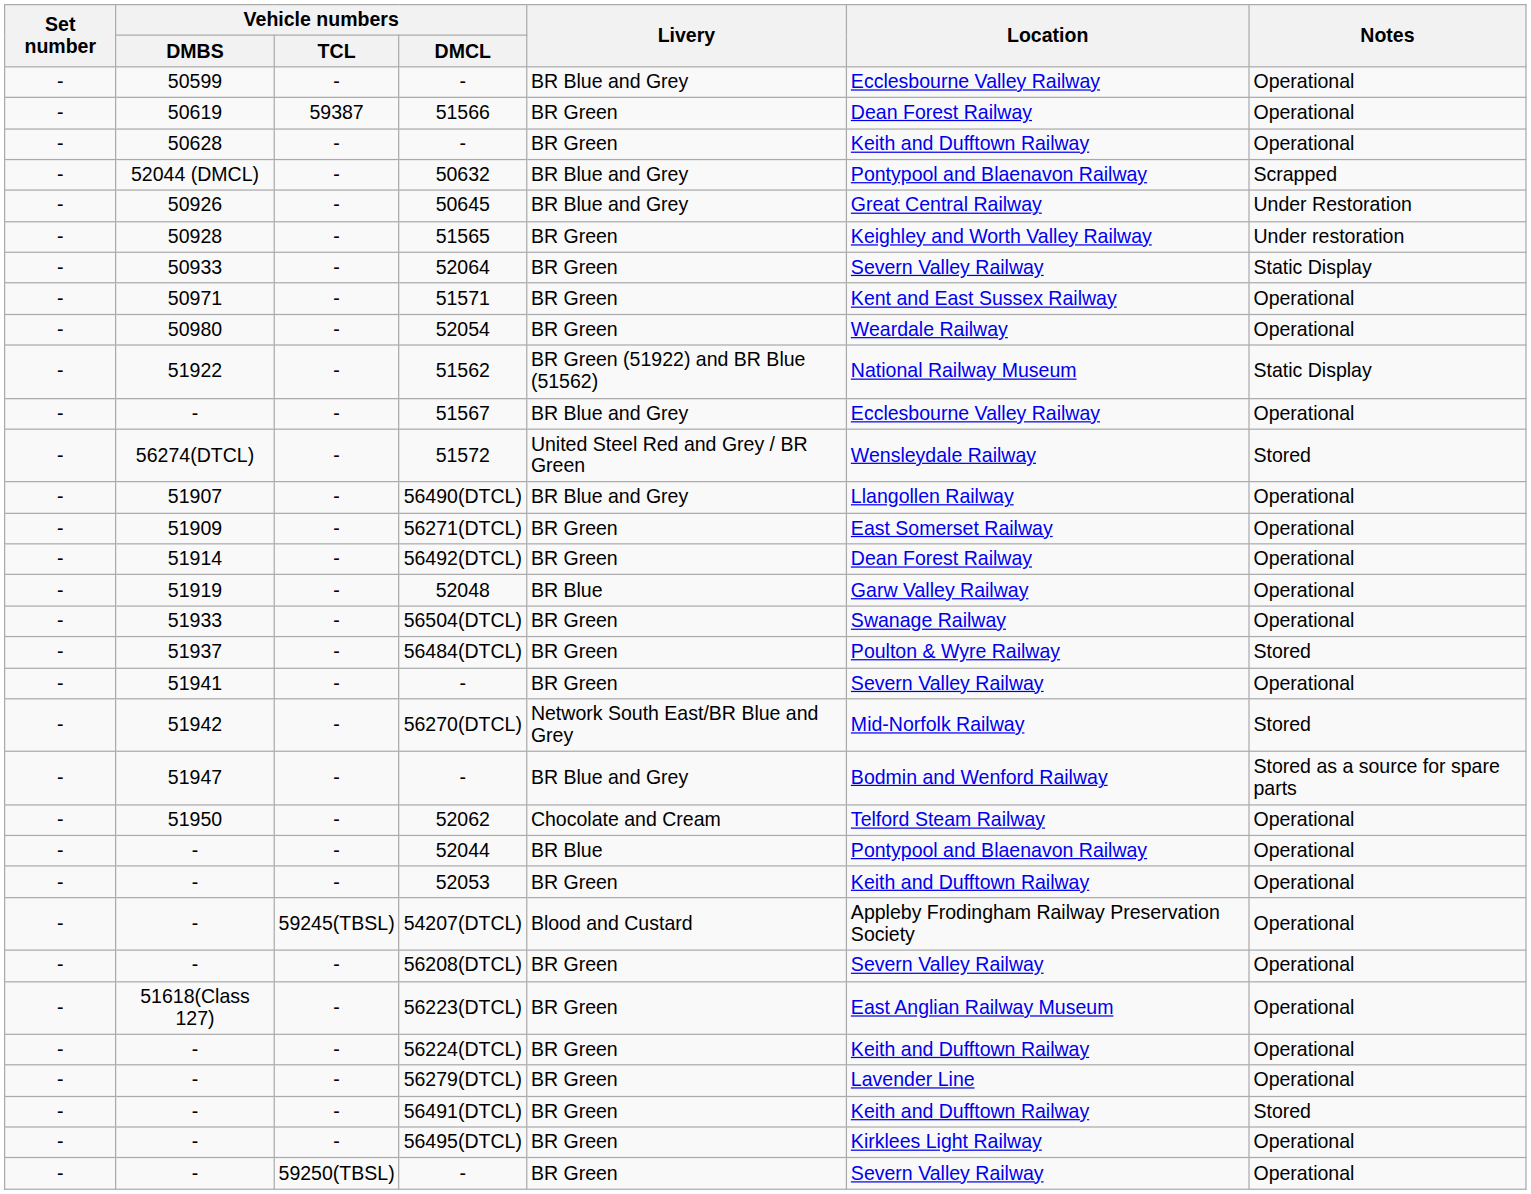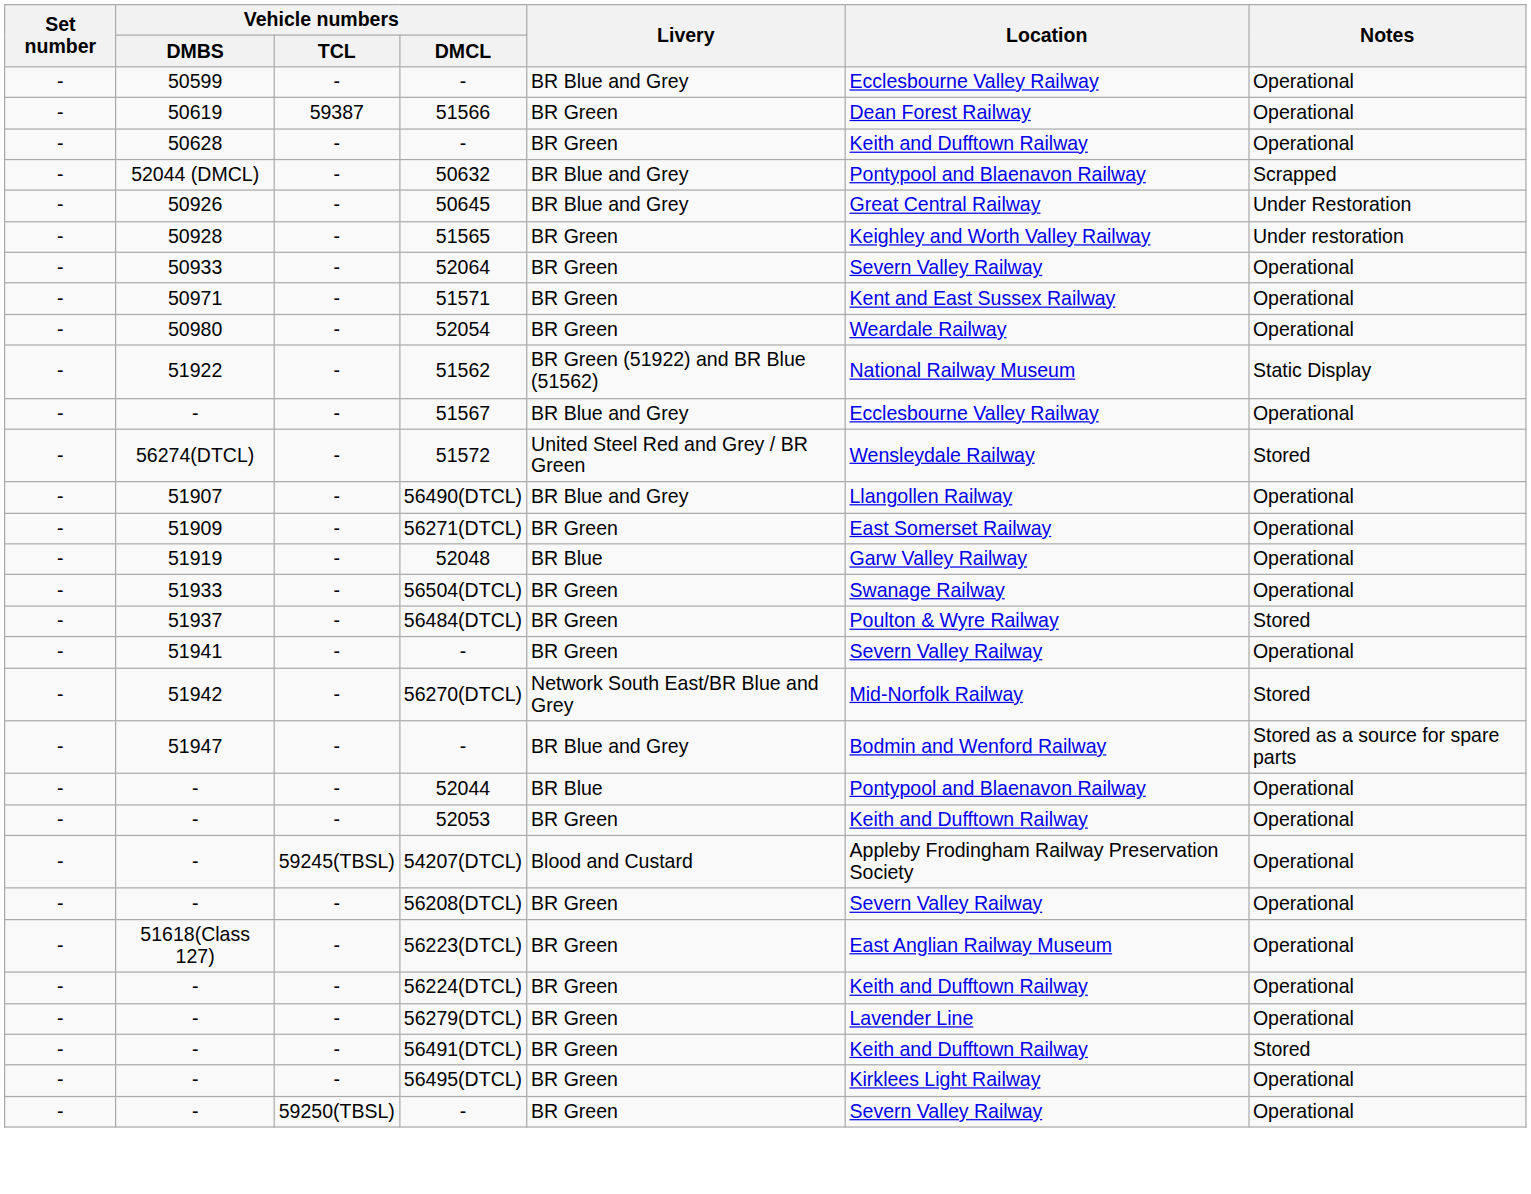(1313, 267) Static Display -> (1303, 267) Operational
- row: (195, 559)
- row: (195, 819)
